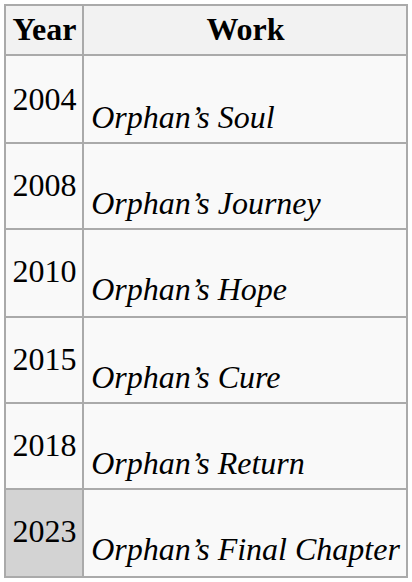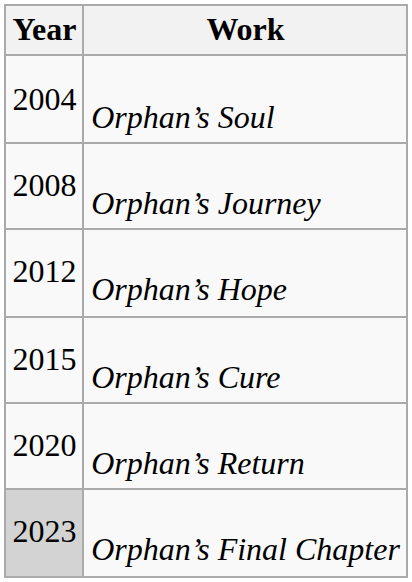(44, 272) 2010 -> (44, 272) 2012
(44, 445) 2018 -> (44, 445) 2020
